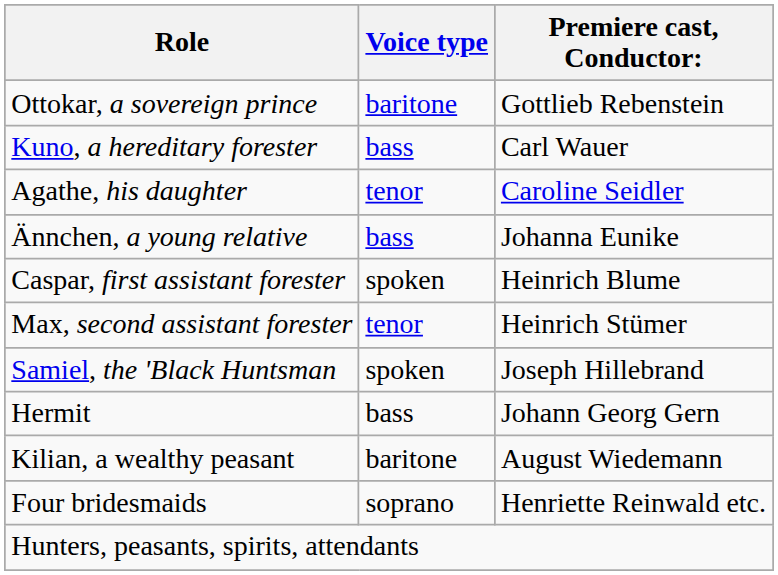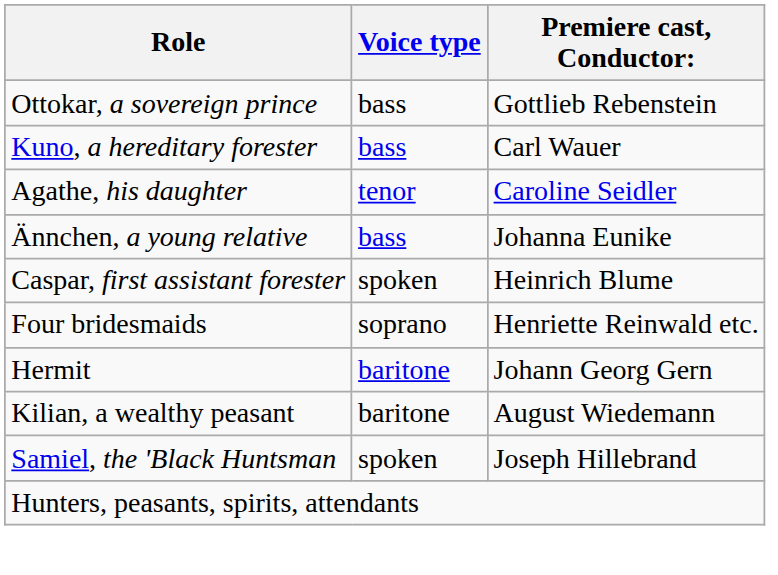(411, 102) baritone -> (382, 102) bass
- row: (182, 324)
rows swapped: (174, 369) <-> (109, 502)
(390, 413) bass -> (404, 369) baritone
